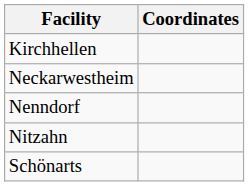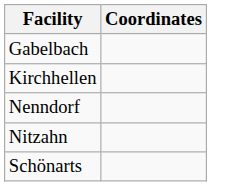+ row: (49, 48)
- row: (71, 78)
